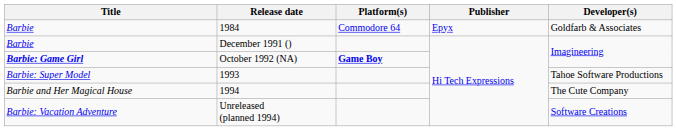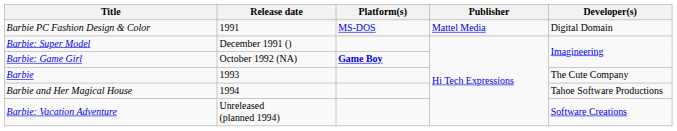- row: (229, 28)
+ row: (229, 28)
(20, 43) Barbie -> (48, 43) Barbie: Super Model
(45, 59) bold -> (44, 59) normal
(48, 75) Barbie: Super Model -> (20, 75) Barbie
(607, 75) Tahoe Software Productions -> (589, 75) The Cute Company
(589, 91) The Cute Company -> (607, 91) Tahoe Software Productions
